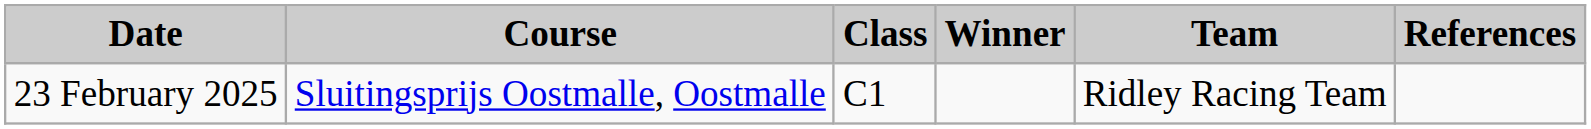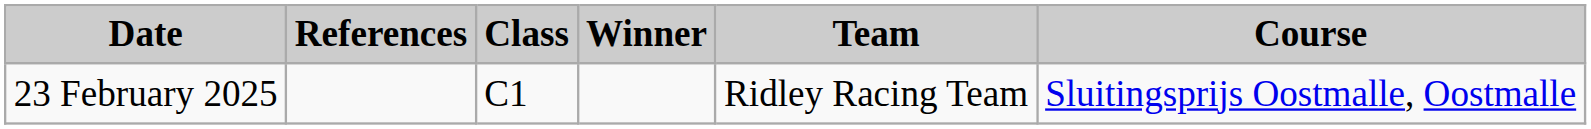columns swapped: (560, 33) <-> (1490, 33)
